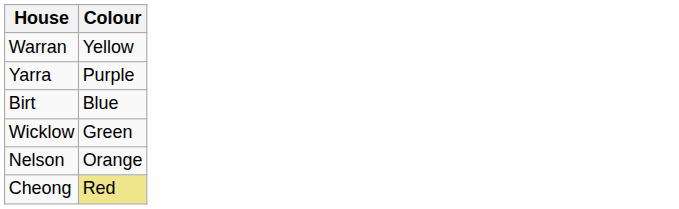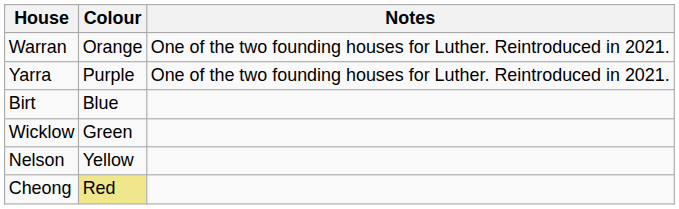+ column: (410, 18)
(108, 47) Yellow -> (113, 47) Orange
(113, 160) Orange -> (108, 160) Yellow
